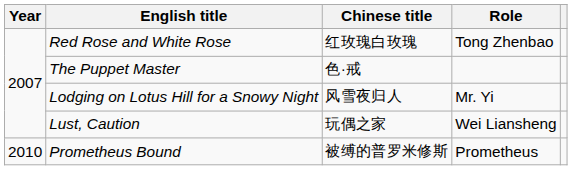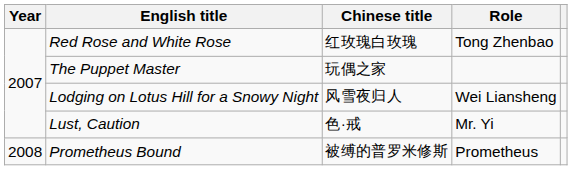(343, 69) 色·戒 -> (356, 69) 玩偶之家
(474, 96) Mr. Yi -> (506, 96) Wei Liansheng
(356, 123) 玩偶之家 -> (343, 123) 色·戒
(506, 124) Wei Liansheng -> (474, 124) Mr. Yi
(25, 151) 2010 -> (25, 151) 2008
